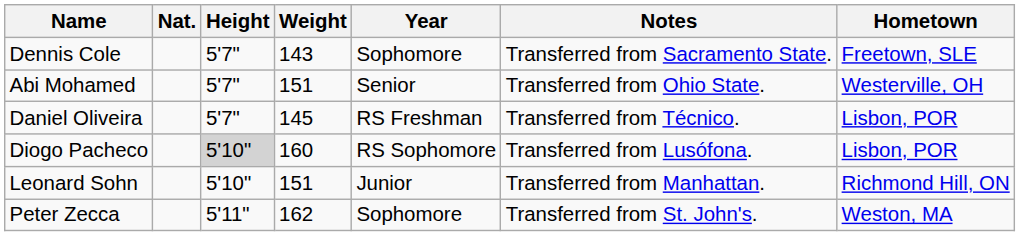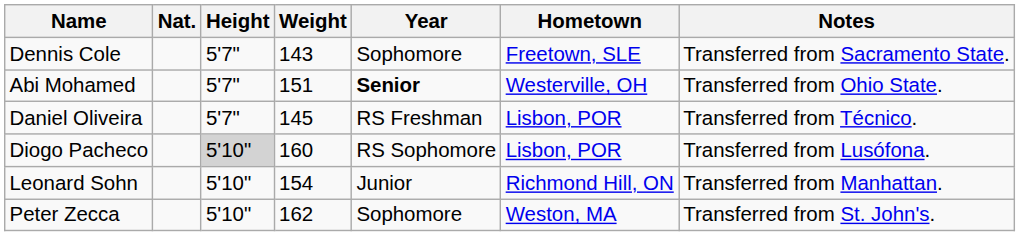columns swapped: (926, 21) <-> (669, 21)
(386, 86) normal -> (388, 86) bold
(296, 183) 151 -> (296, 183) 154
(228, 215) 5'11" -> (229, 215) 5'10"
